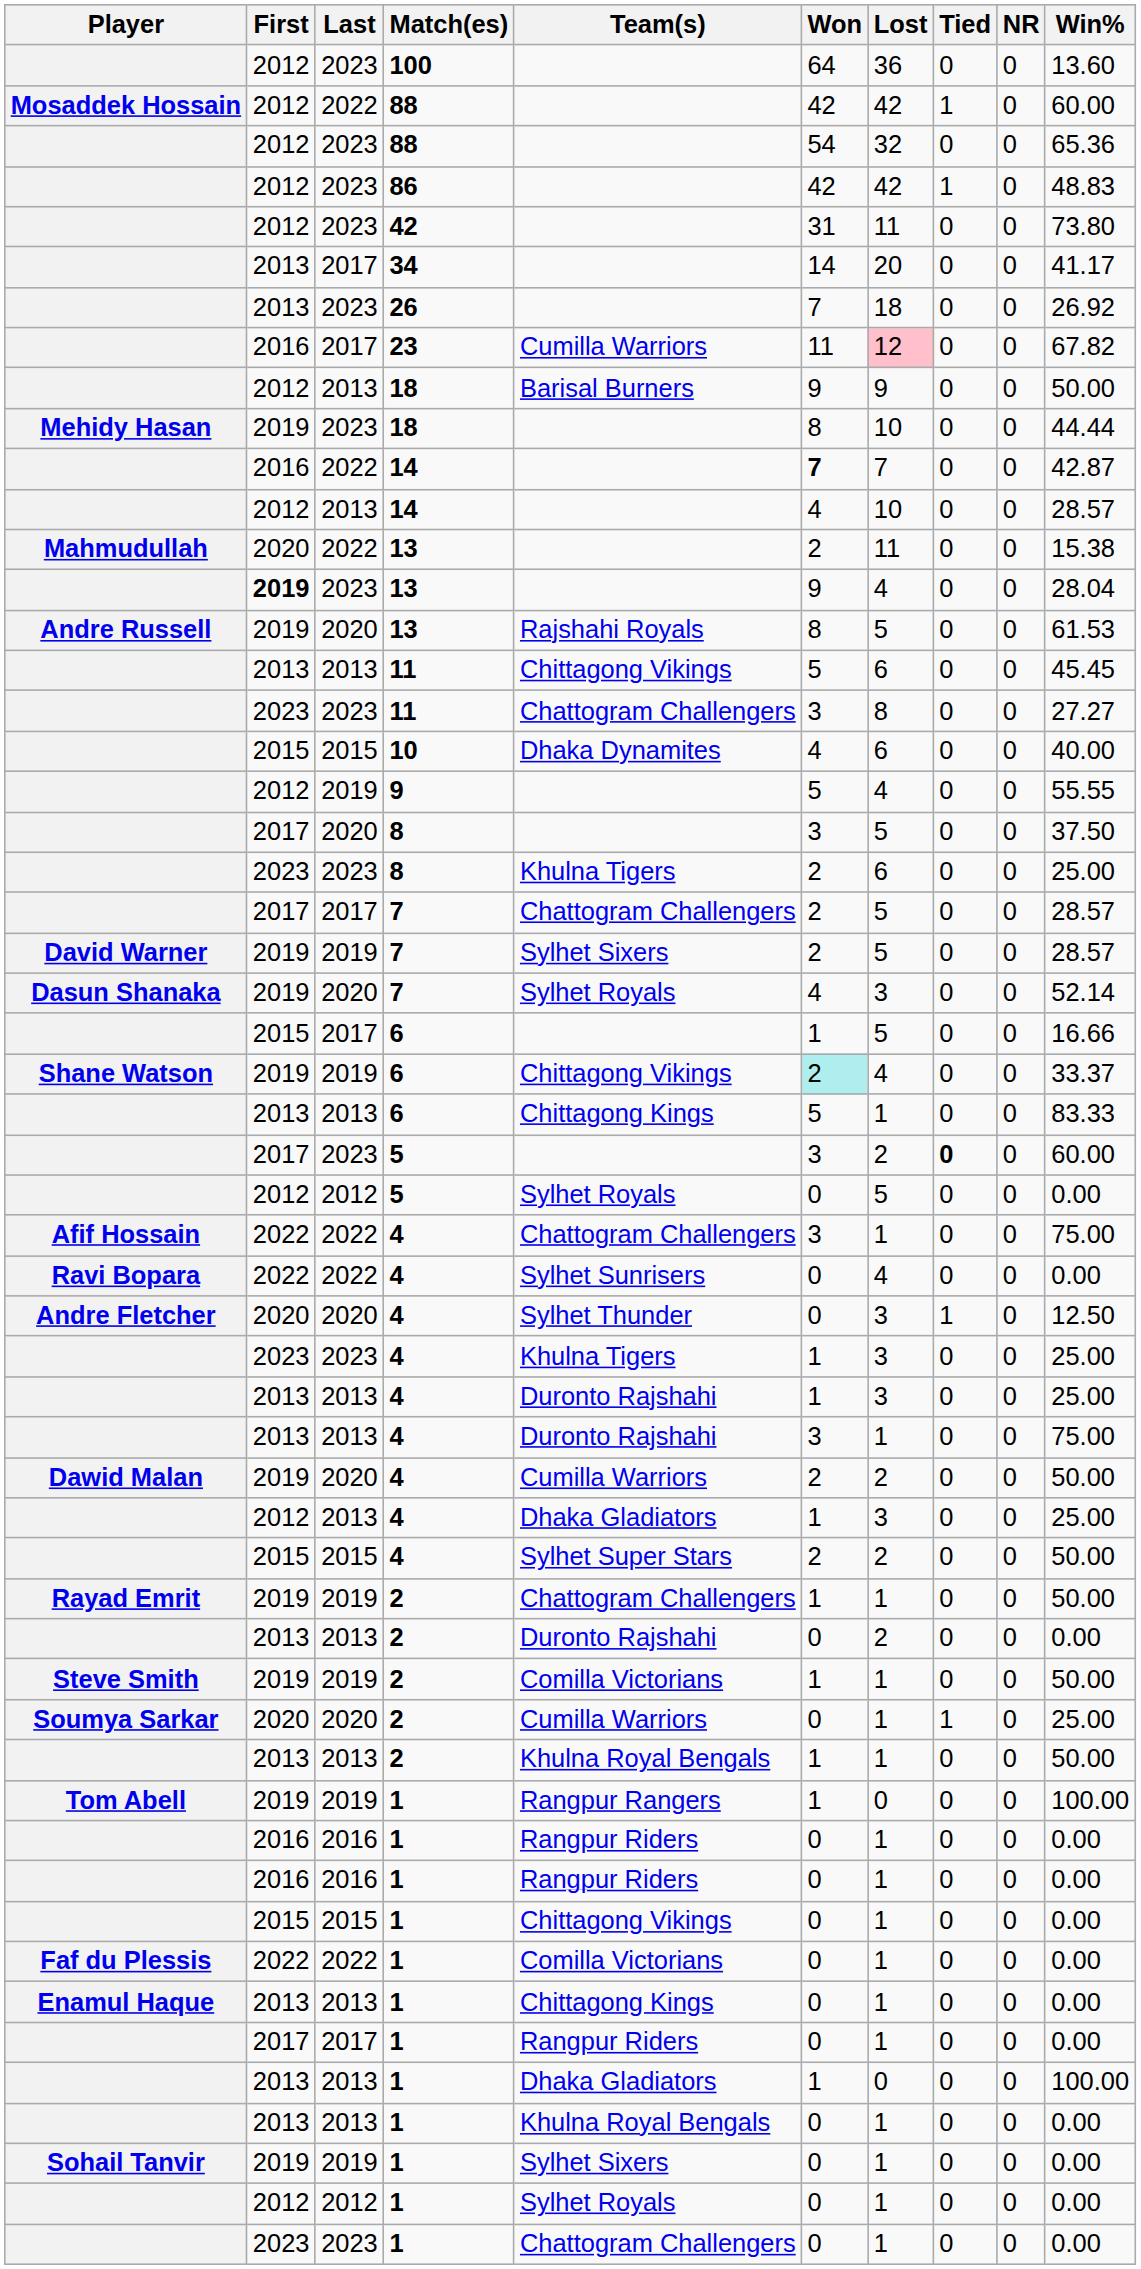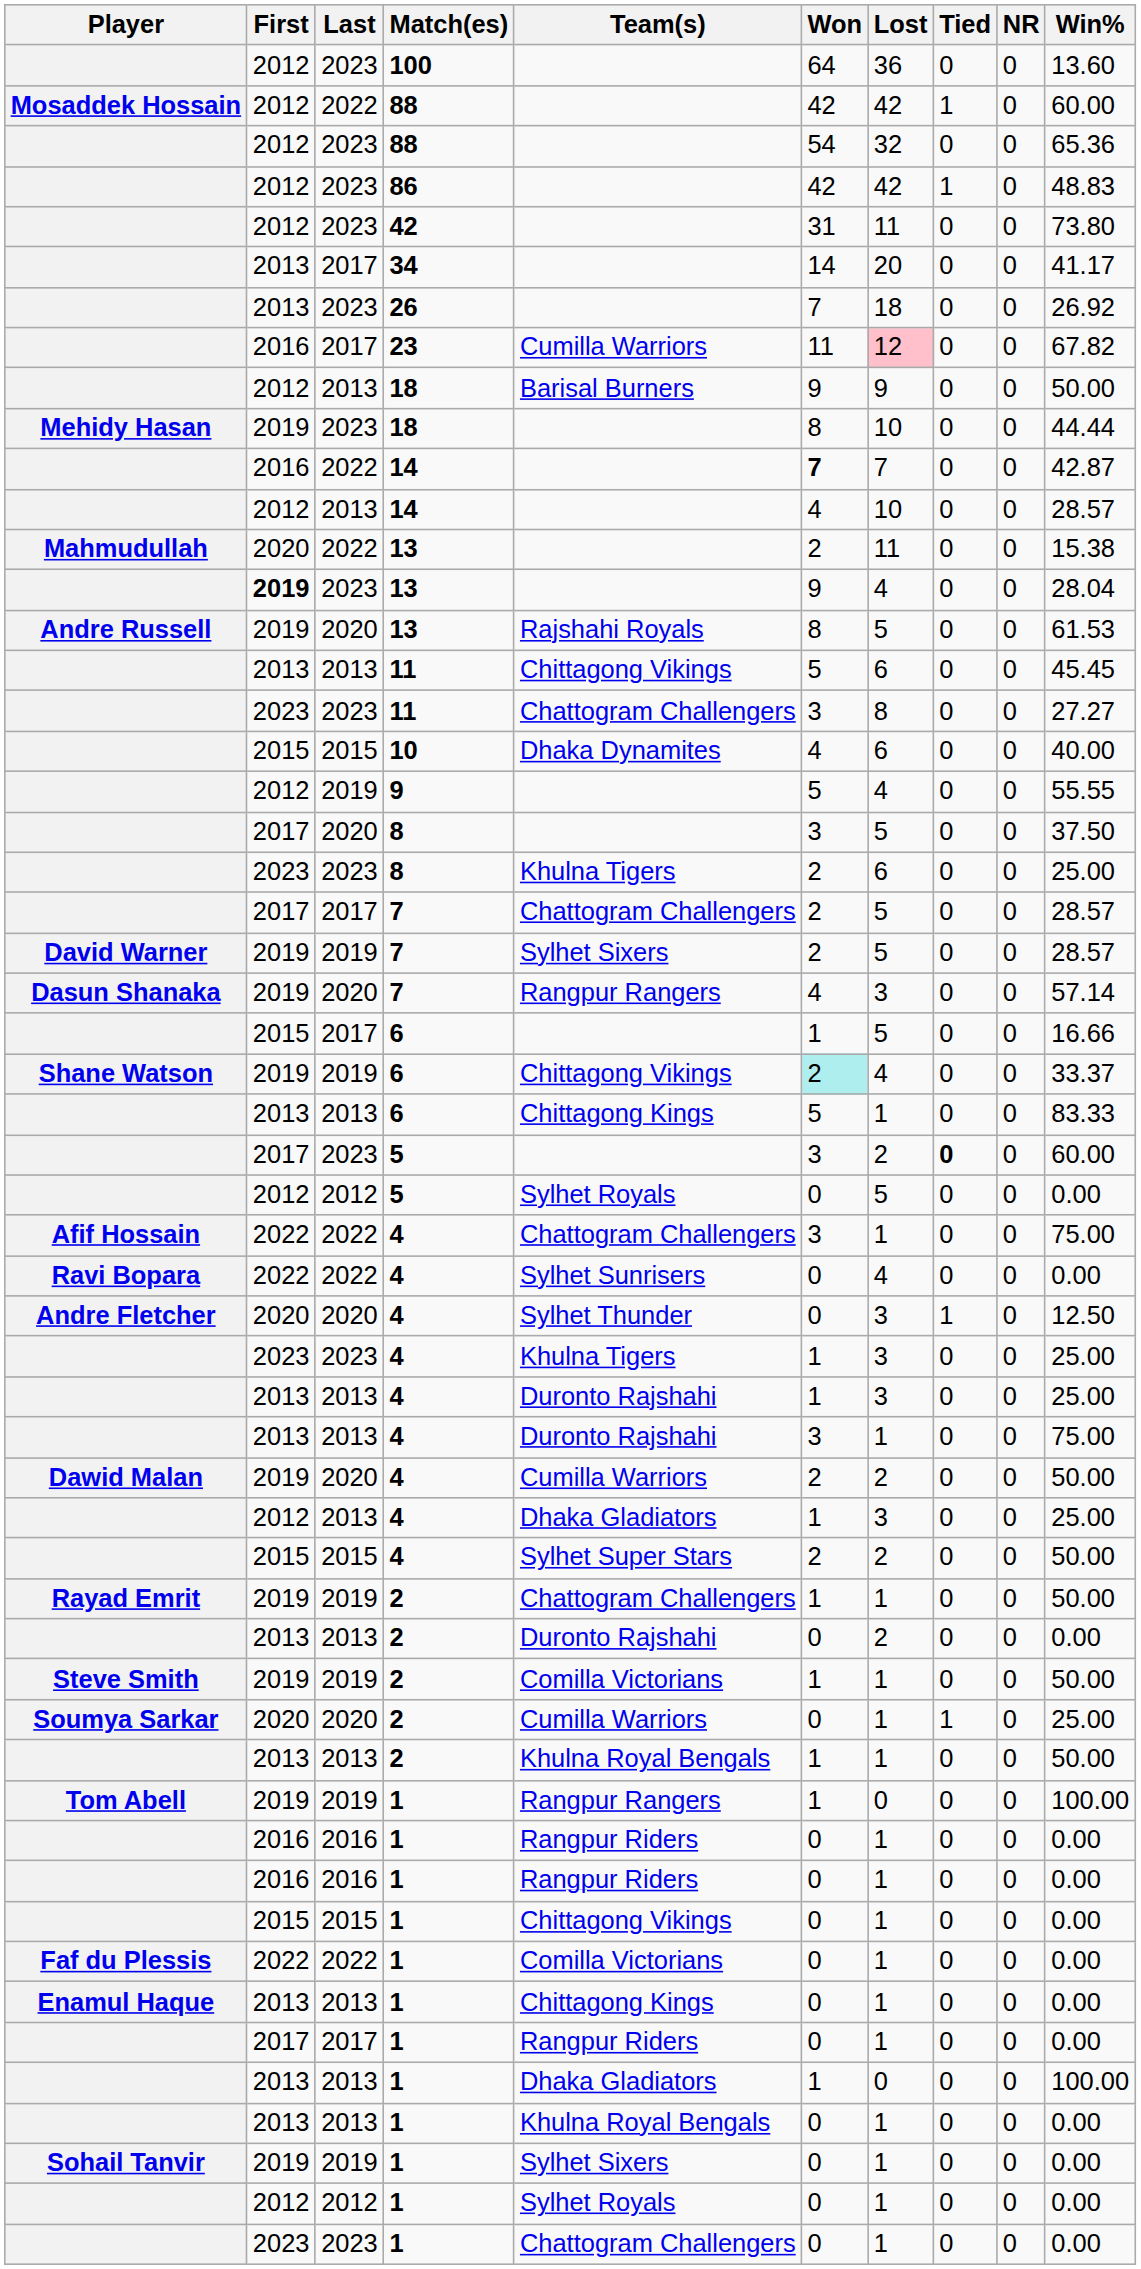(598, 992) Sylhet Royals -> (620, 992) Rangpur Rangers
(1083, 992) 52.14 -> (1083, 992) 57.14
